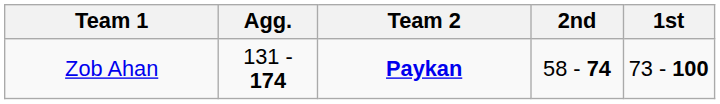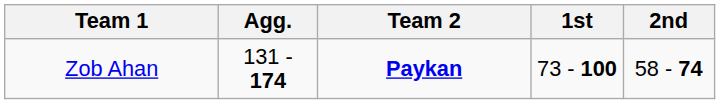columns swapped: (669, 21) <-> (577, 21)
